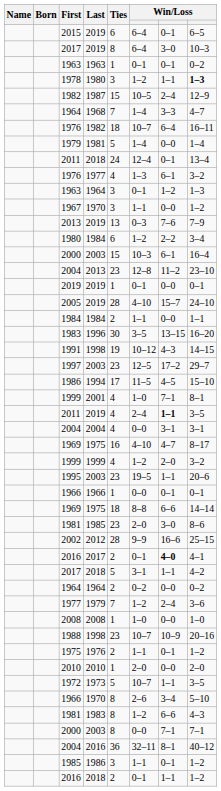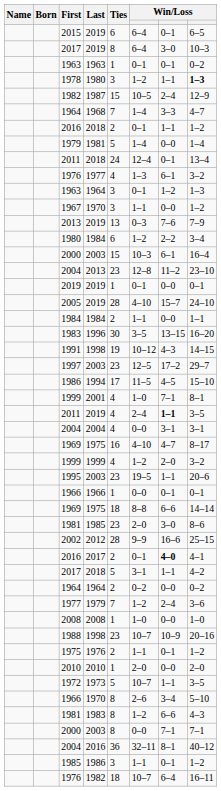rows swapped: (71, 127) <-> (71, 778)
